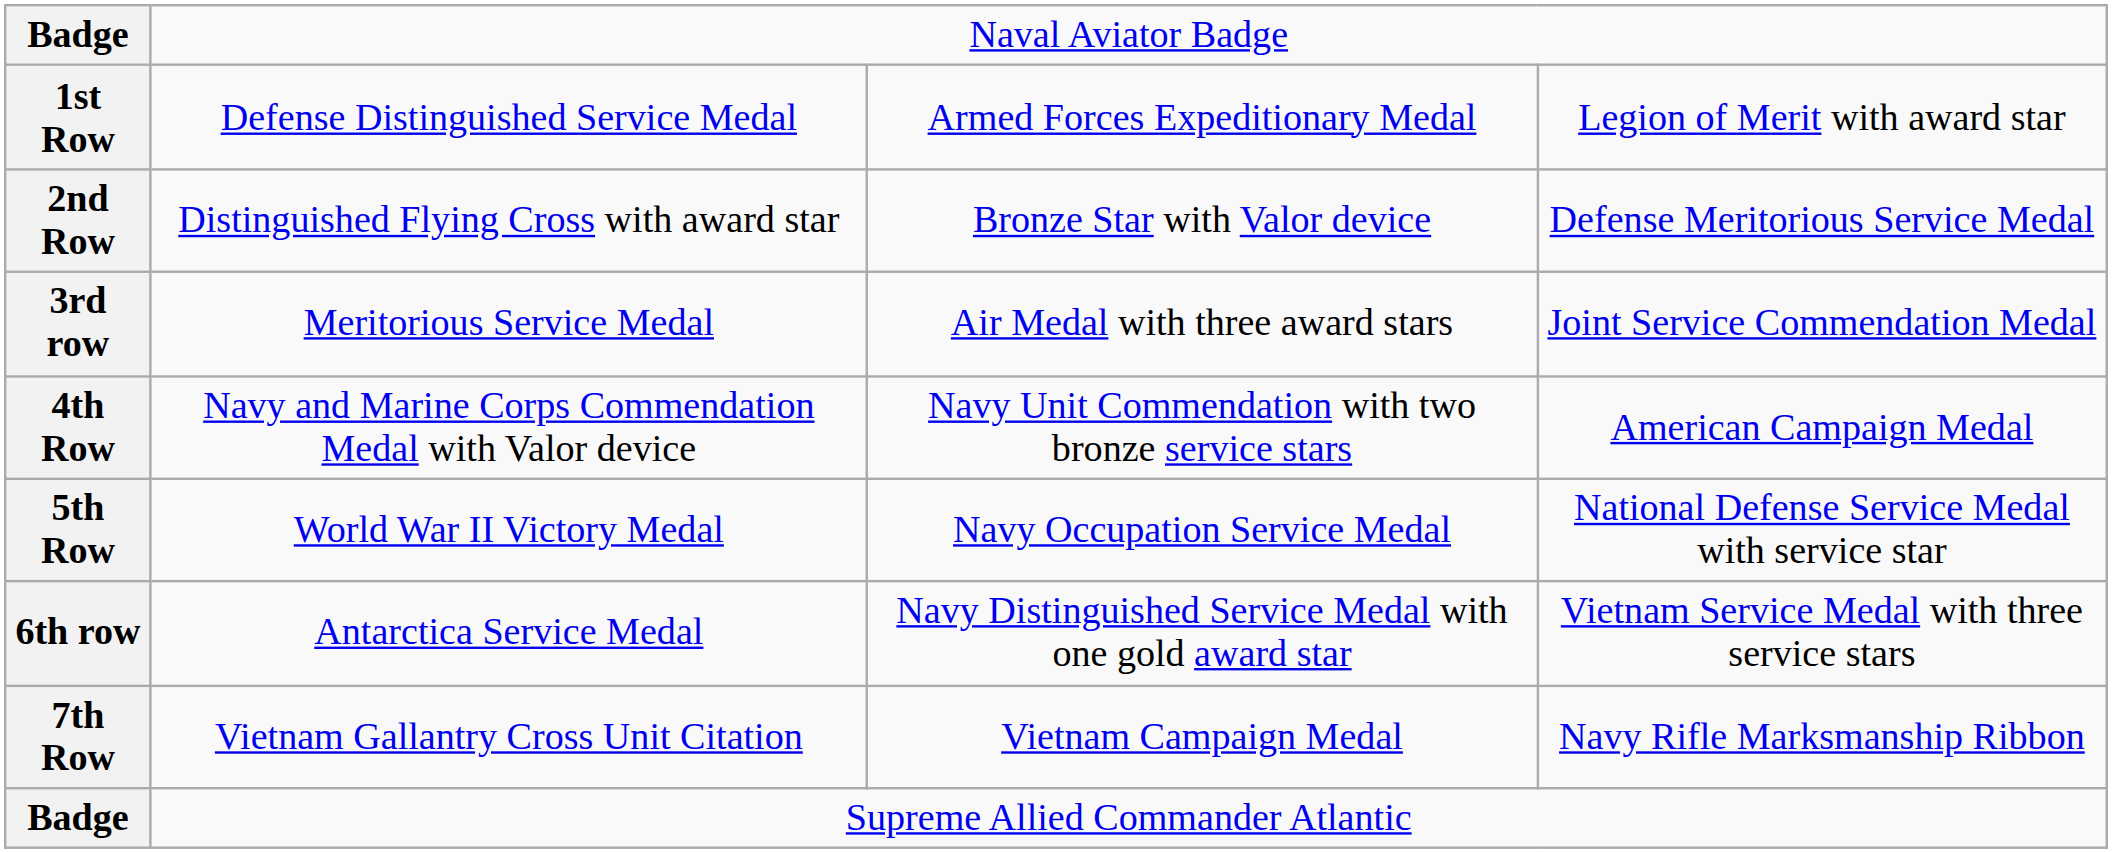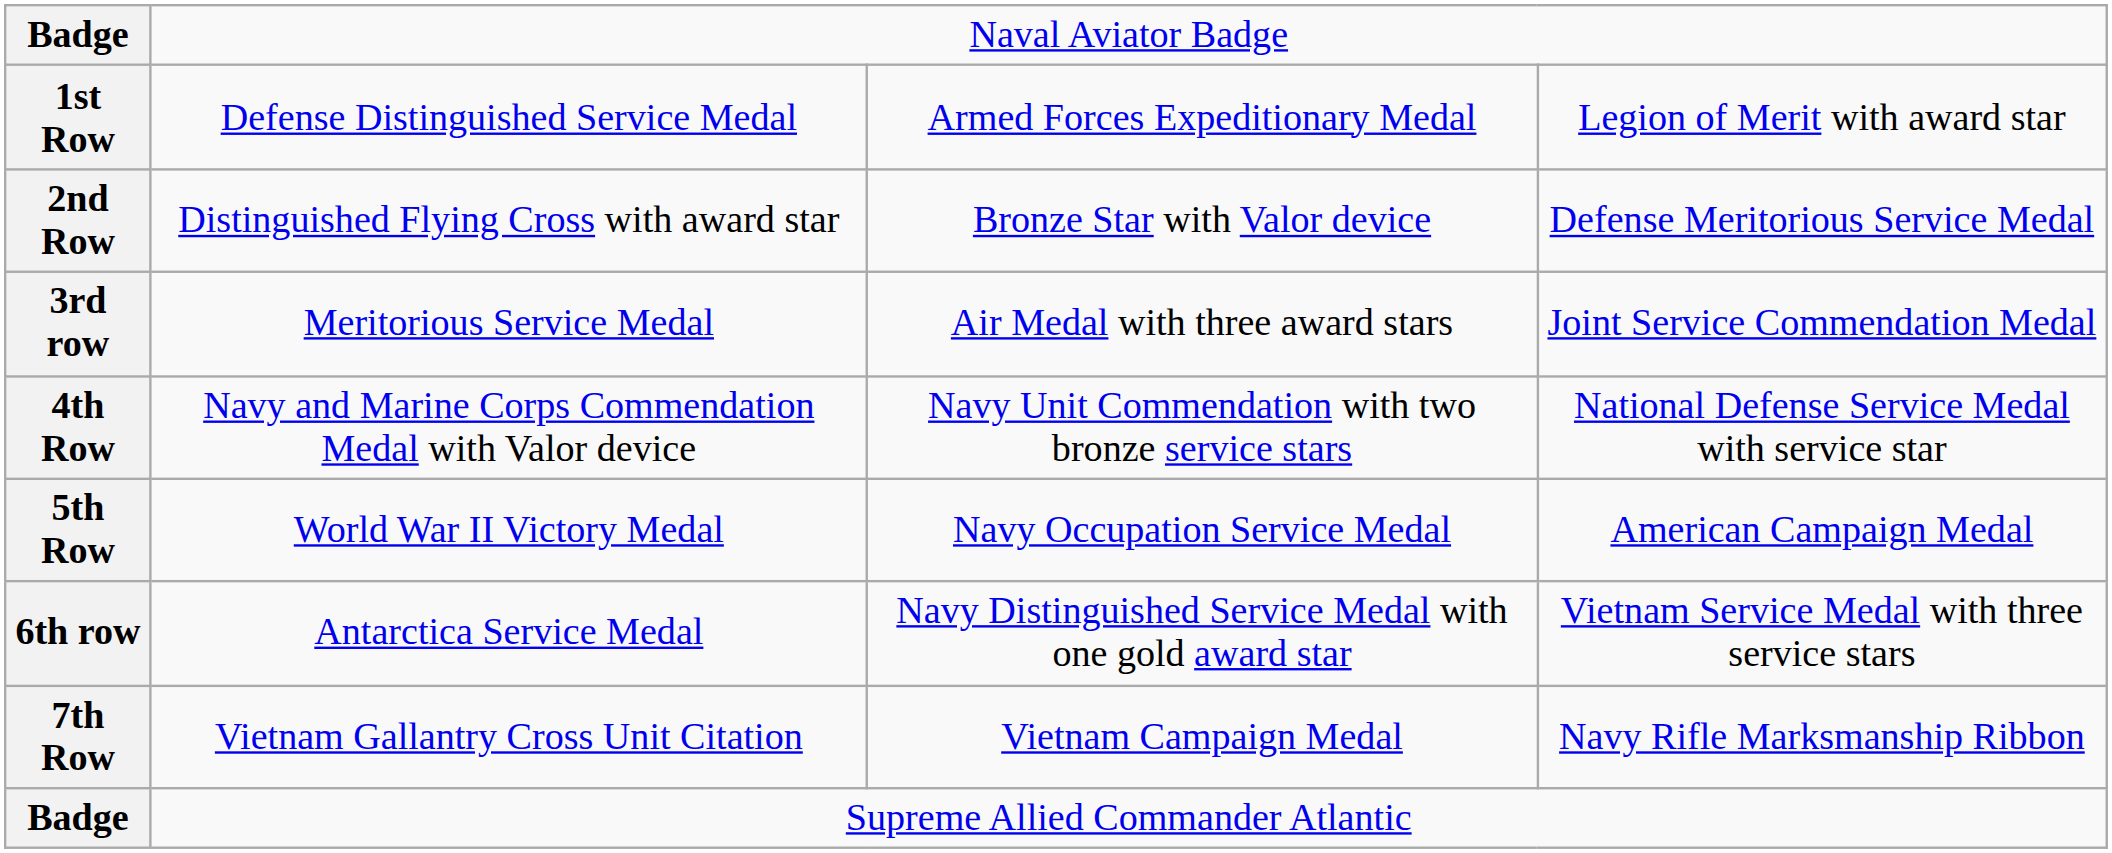(1822, 426) American Campaign Medal -> (1822, 426) National Defense Service Medal with service star
(1822, 529) National Defense Service Medal with service star -> (1822, 529) American Campaign Medal
